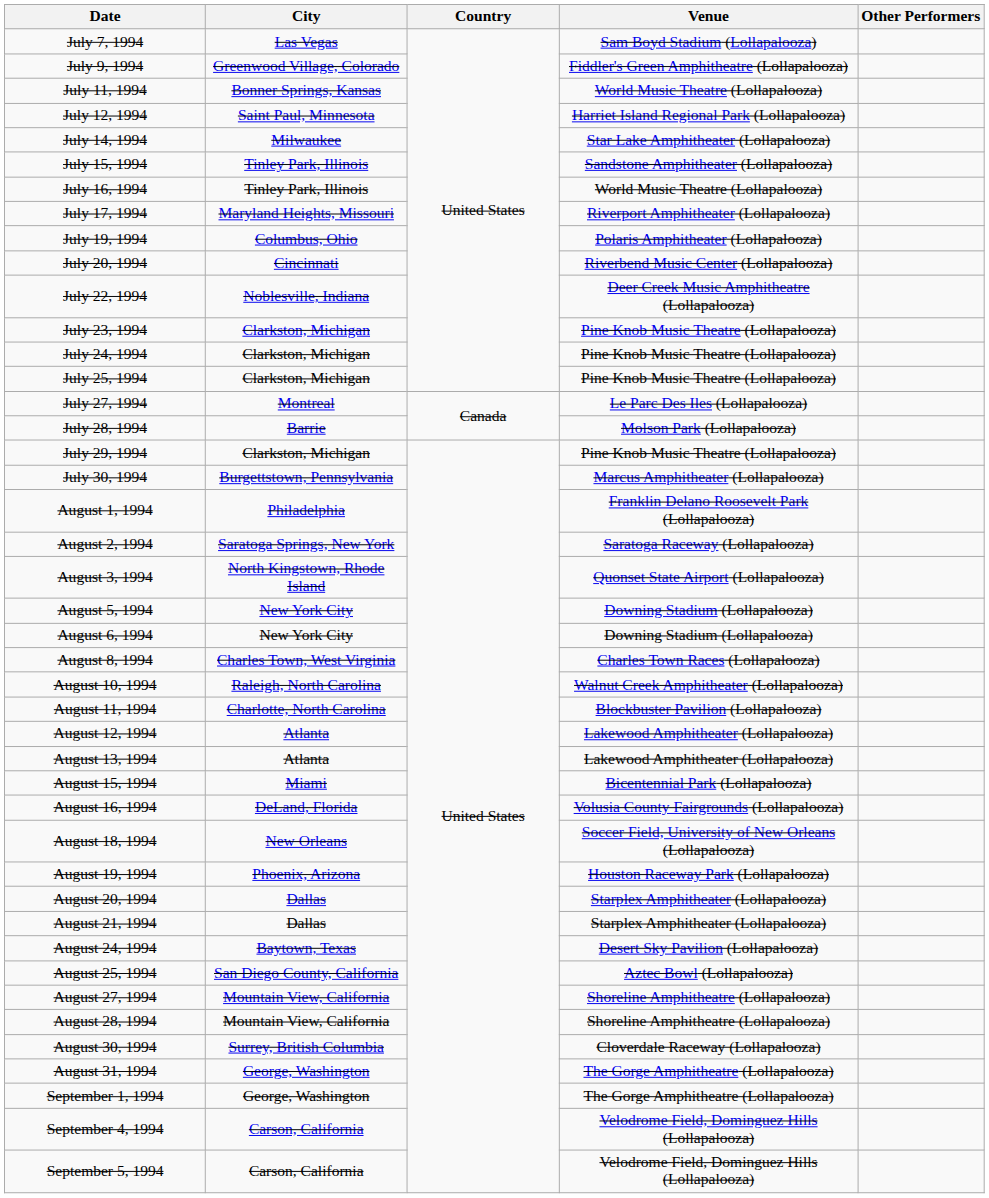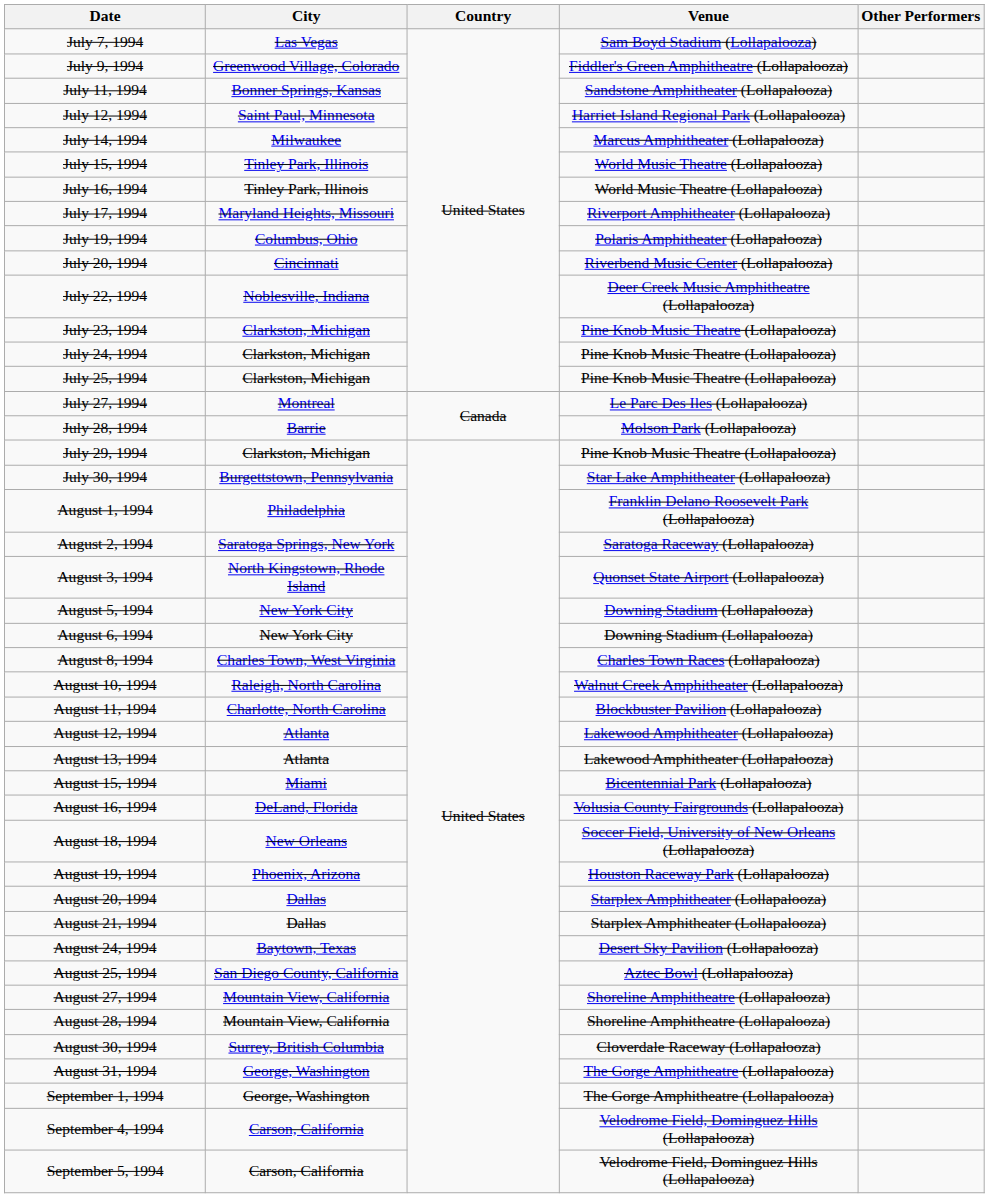(709, 90) World Music Theatre (Lollapalooza) -> (709, 90) Sandstone Amphitheater (Lollapalooza)
(709, 139) Star Lake Amphitheater (Lollapalooza) -> (709, 139) Marcus Amphitheater (Lollapalooza)
(709, 164) Sandstone Amphitheater (Lollapalooza) -> (709, 164) World Music Theatre (Lollapalooza)
(709, 477) Marcus Amphitheater (Lollapalooza) -> (709, 477) Star Lake Amphitheater (Lollapalooza)
